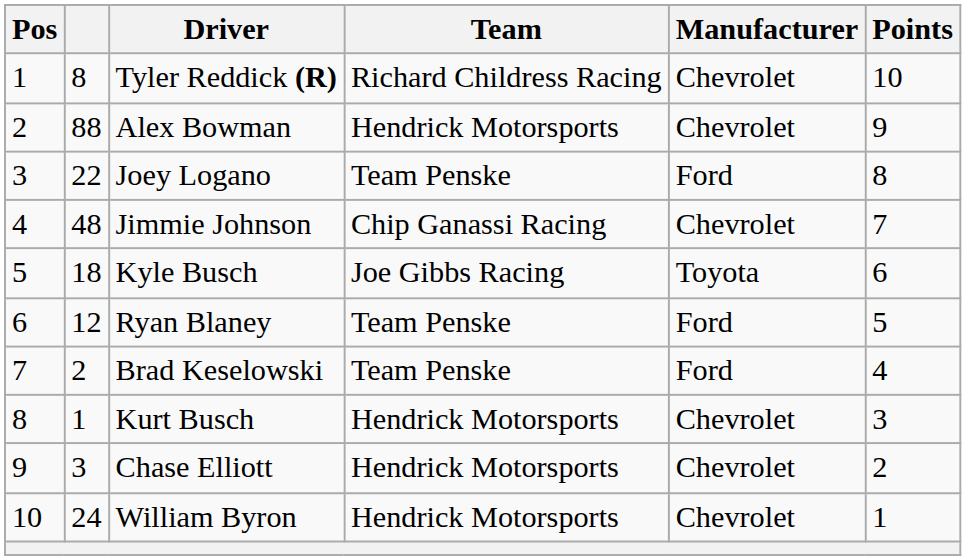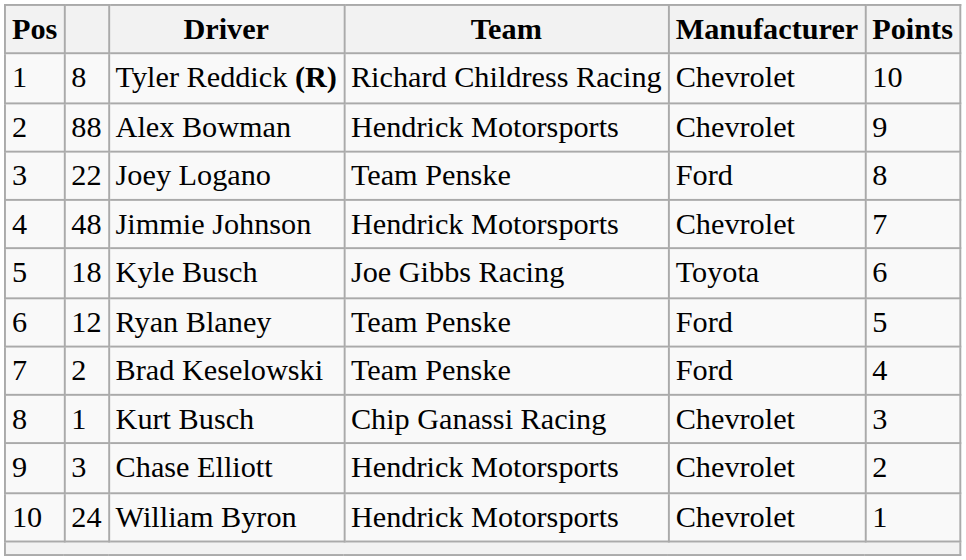(479, 223) Chip Ganassi Racing -> (485, 223) Hendrick Motorsports
(485, 418) Hendrick Motorsports -> (479, 418) Chip Ganassi Racing
